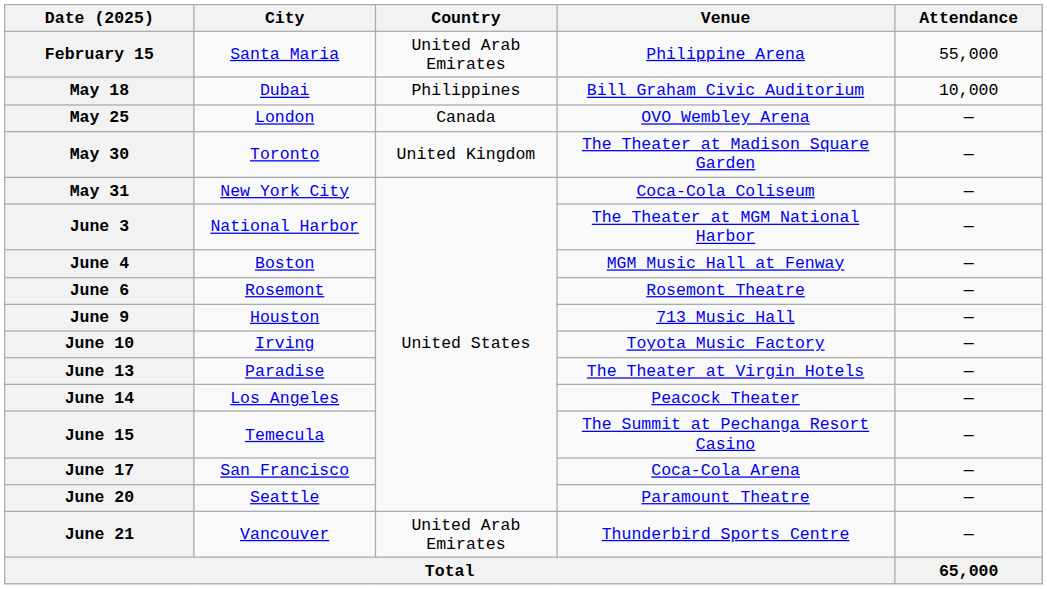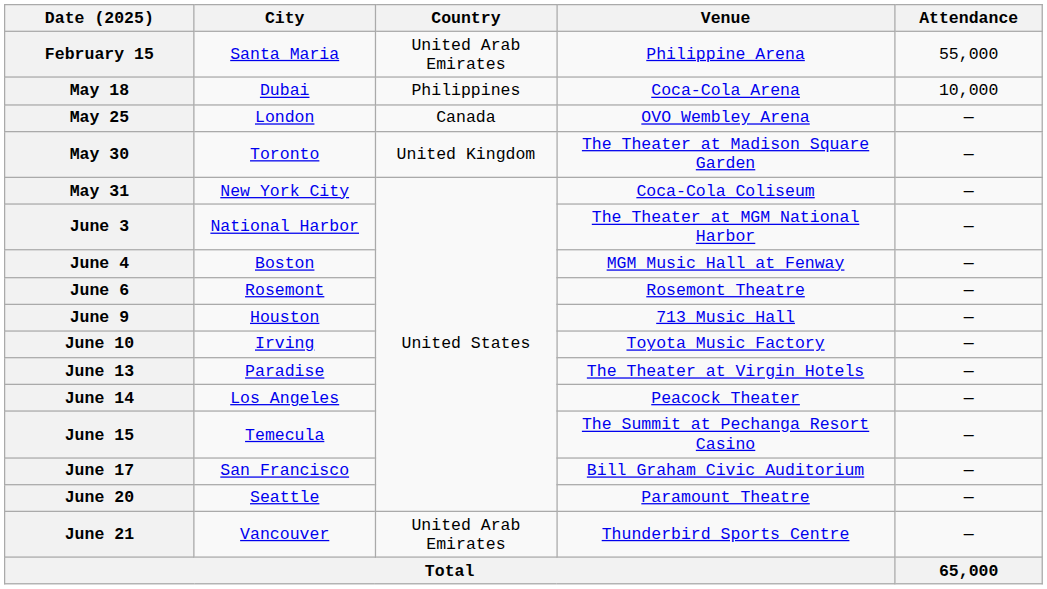(726, 91) Bill Graham Civic Auditorium -> (726, 91) Coca-Cola Arena
(726, 471) Coca-Cola Arena -> (726, 471) Bill Graham Civic Auditorium
